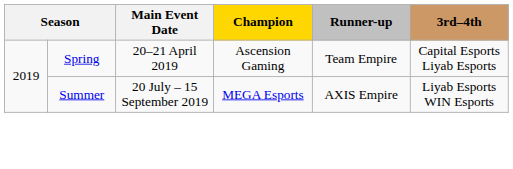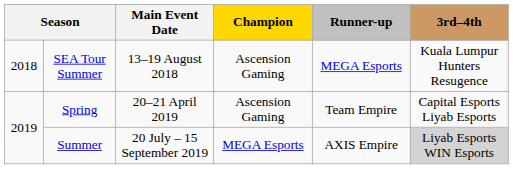+ row: (80, 65)
(459, 94) no background -> (459, 145) lightgrey background
